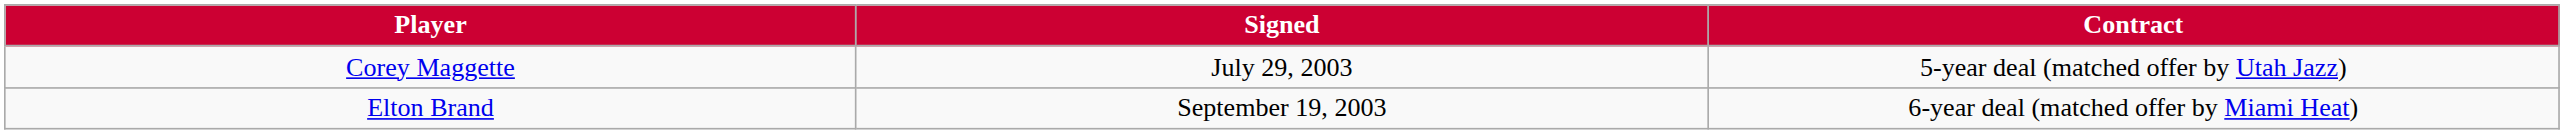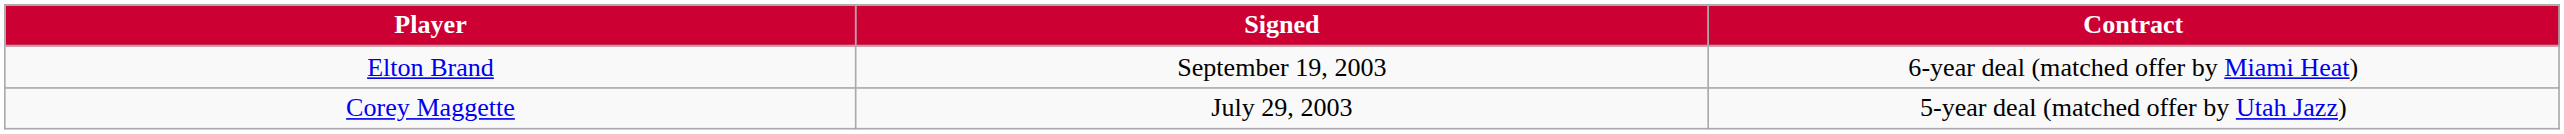rows swapped: (430, 66) <-> (431, 107)
